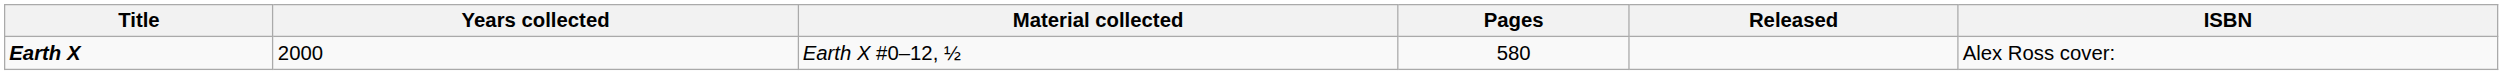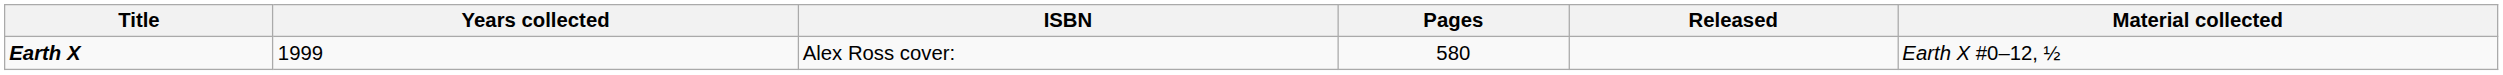columns swapped: (1098, 20) <-> (2228, 20)
(300, 52) 2000 -> (300, 52) 1999
